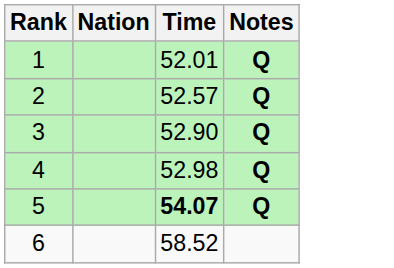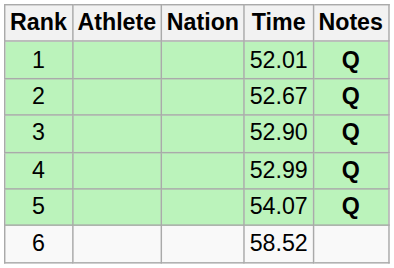+ column: (117, 22)
(189, 96) 52.57 -> (279, 96) 52.67
(189, 170) 52.98 -> (279, 170) 52.99
(189, 206) bold -> (279, 206) normal
